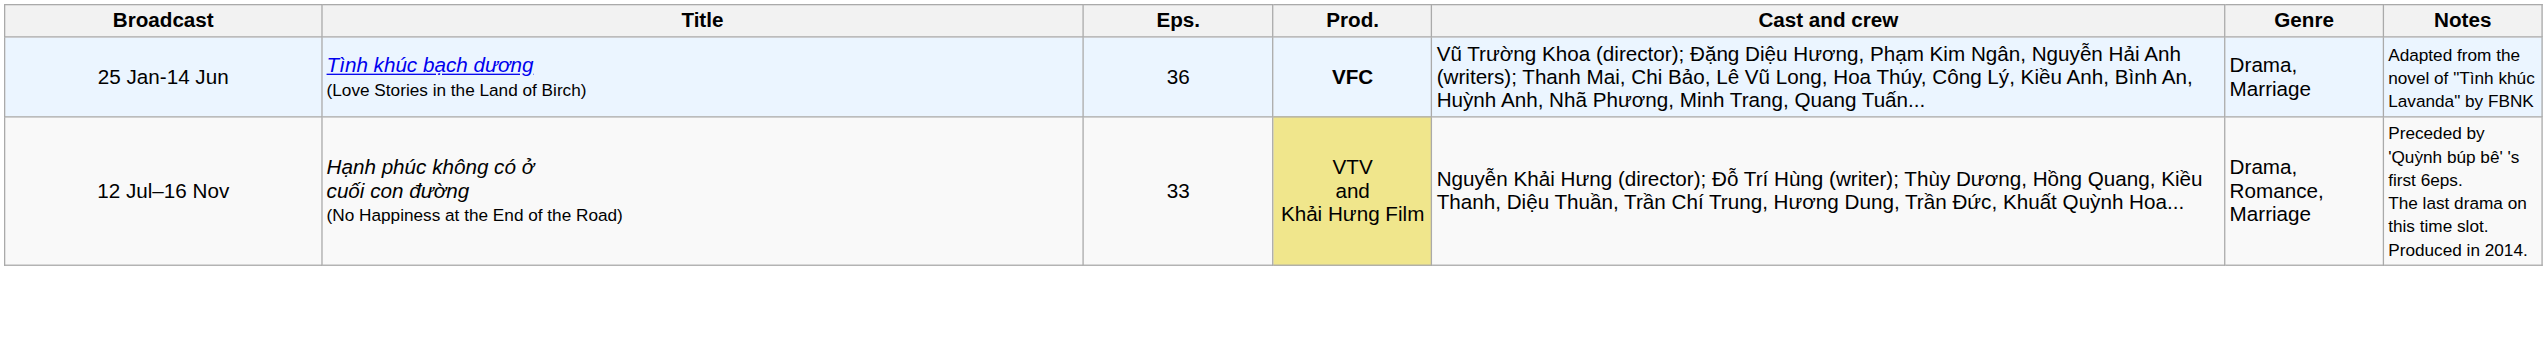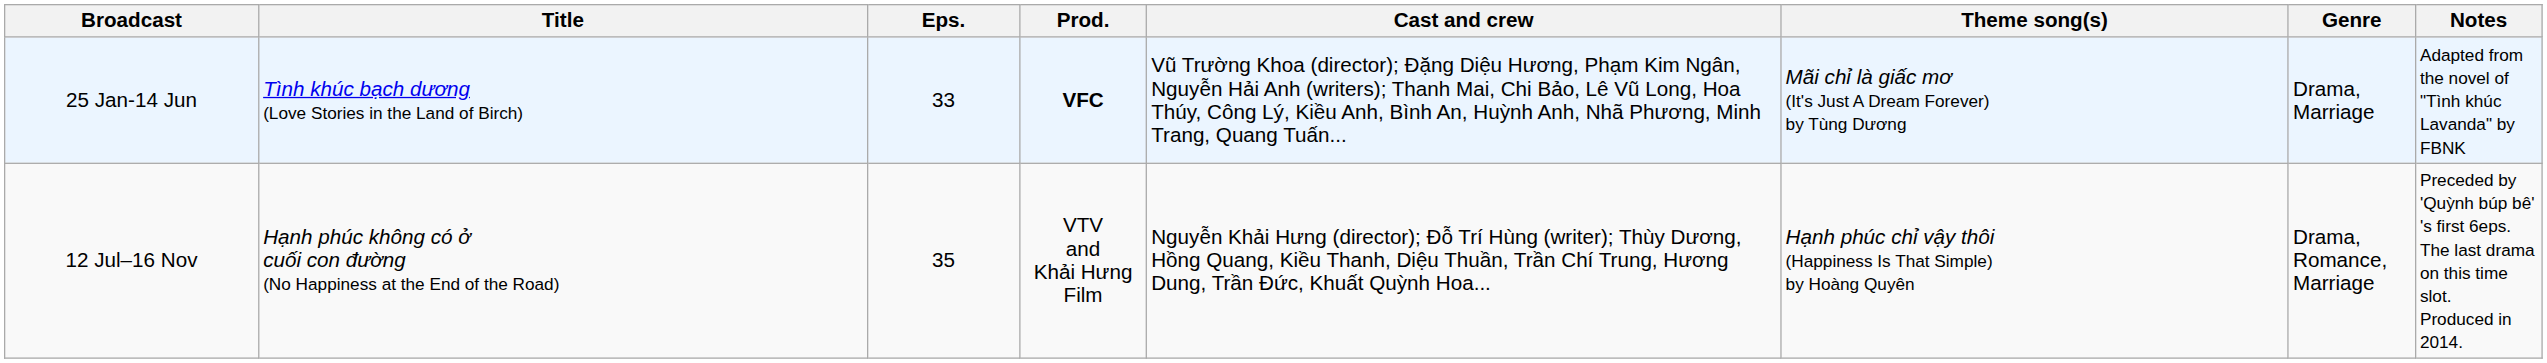+ column: (2035, 20)
(1178, 76) 36 -> (943, 100) 33
(1178, 190) 33 -> (943, 260) 35
(1353, 190) khaki background -> (1083, 260) no background
